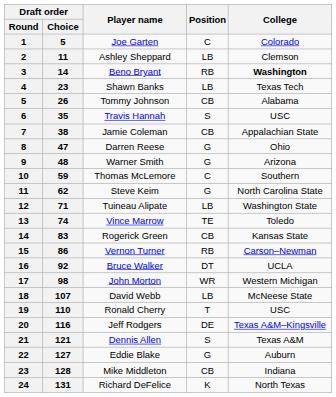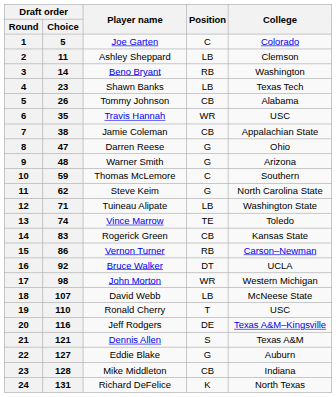(280, 72) bold -> (280, 72) normal
(207, 116) S -> (207, 116) WR
